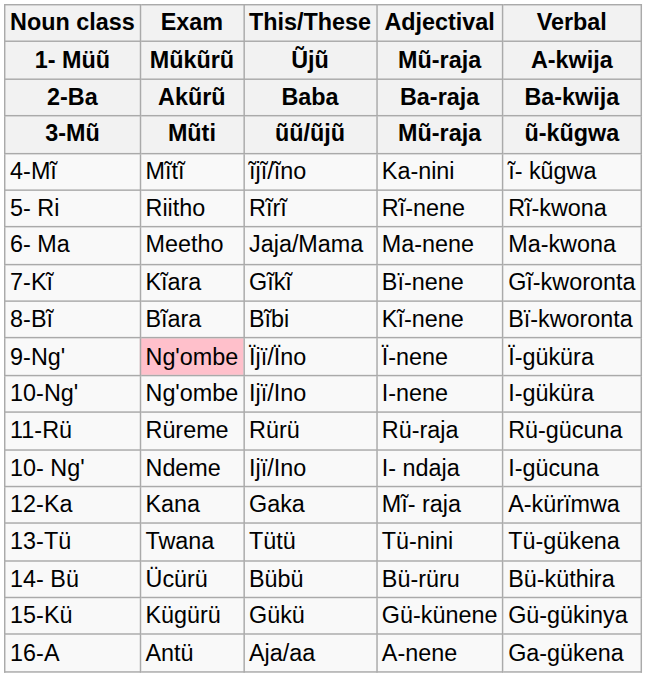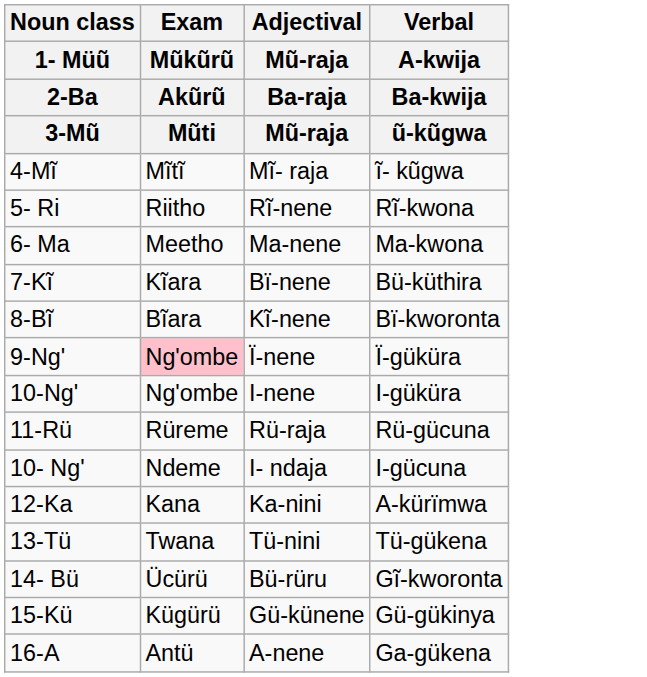- column: (310, 134)
(418, 171) Ka-nini -> (289, 171) Mĩ- raja
(572, 282) Gĩ-kworonta -> (429, 282) Bü-küthira
(421, 504) Mĩ- raja -> (285, 504) Ka-nini
(561, 578) Bü-küthira -> (439, 578) Gĩ-kworonta
